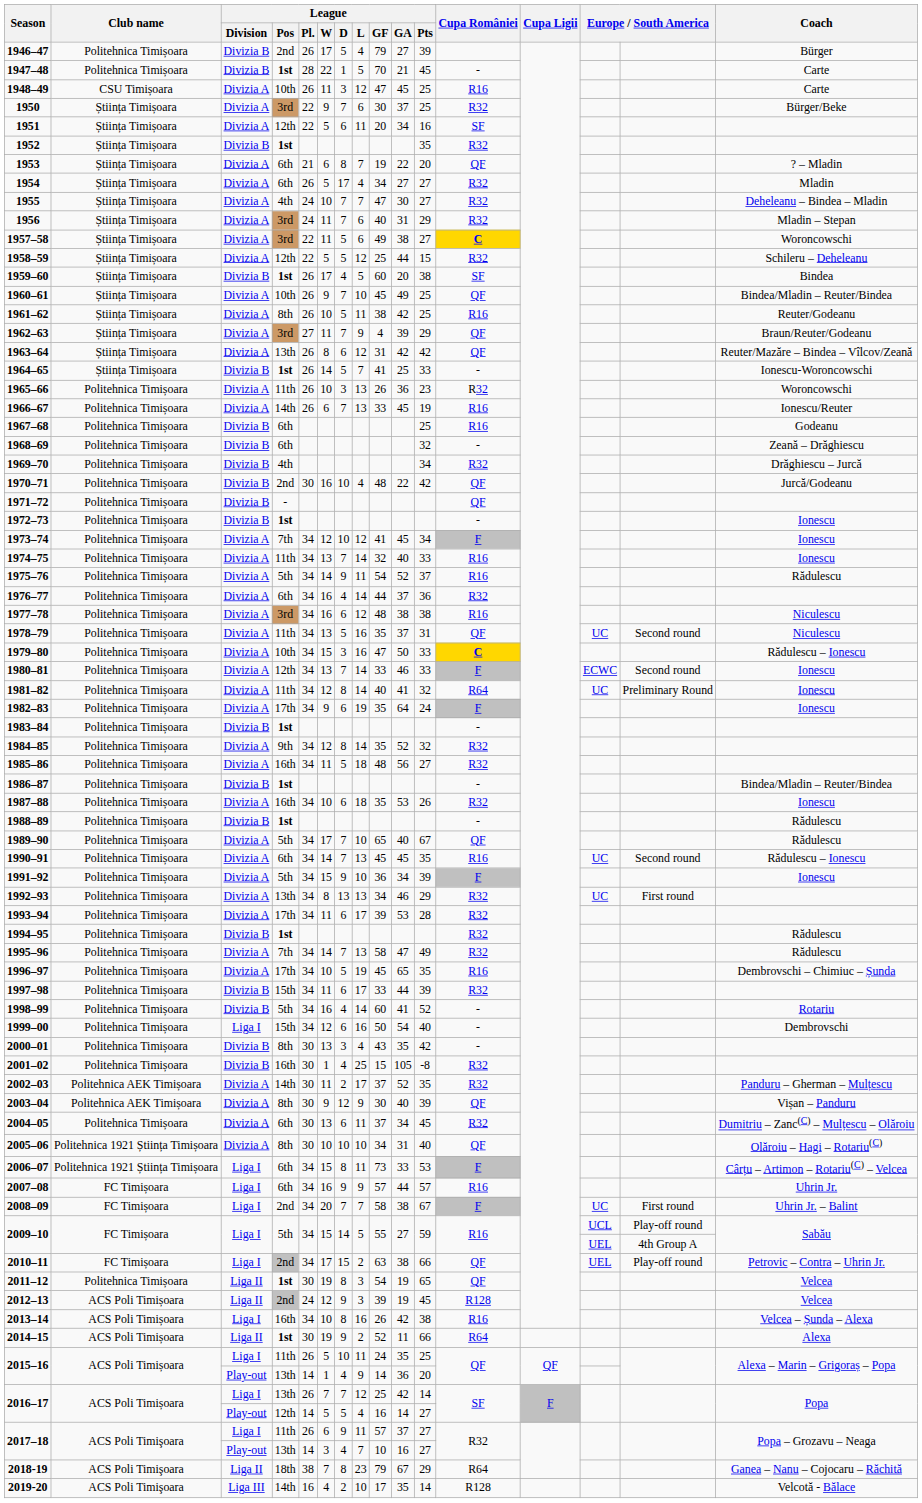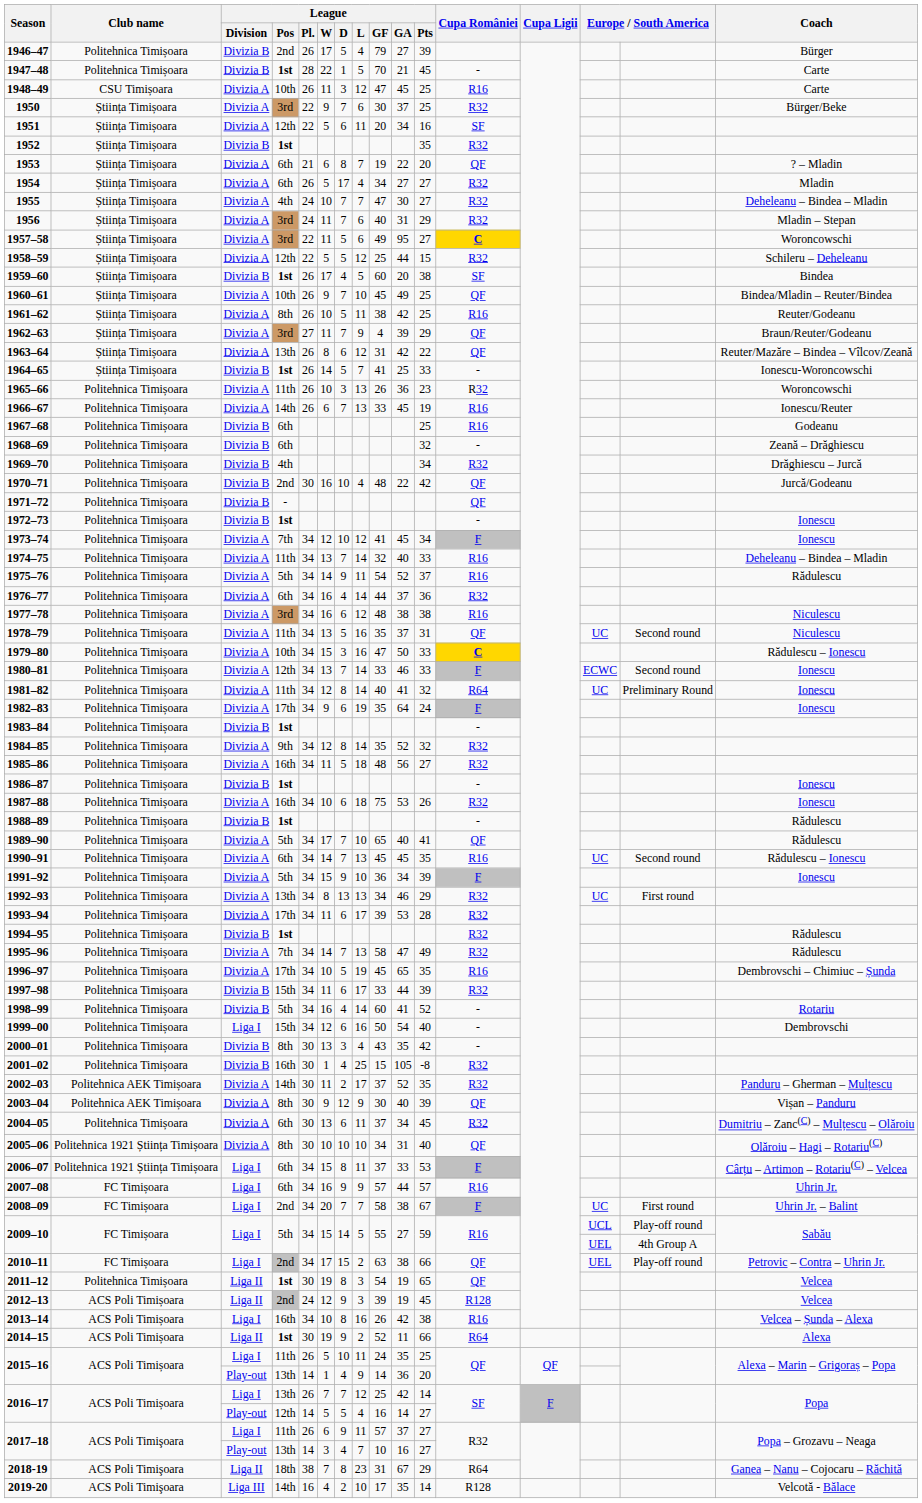(403, 239) 38 -> (403, 239) 95
(425, 351) 42 -> (425, 351) 22
(816, 558) Ionescu -> (816, 558) Deheleanu – Bindea – Mladin
(816, 783) Bindea/Mladin – Reuter/Bindea -> (816, 783) Ionescu
(380, 802) 35 -> (380, 802) 75
(425, 840) 67 -> (425, 840) 41
(380, 1167) 73 -> (380, 1167) 37
(380, 1469) 79 -> (380, 1469) 31
